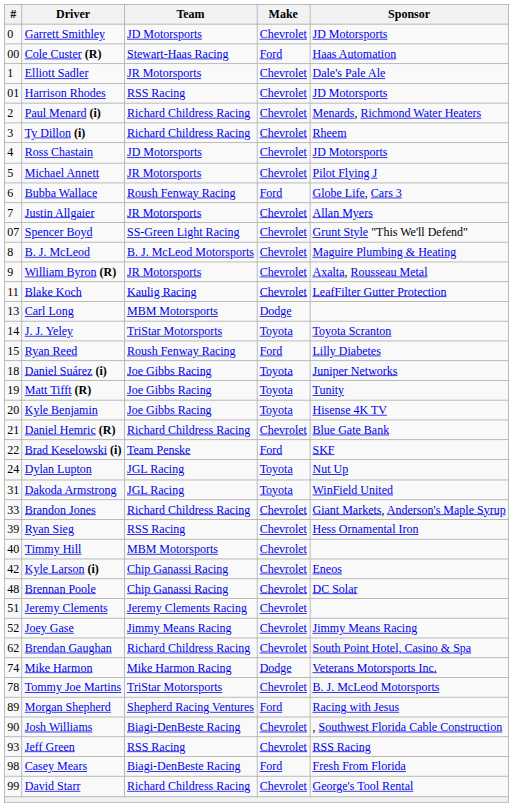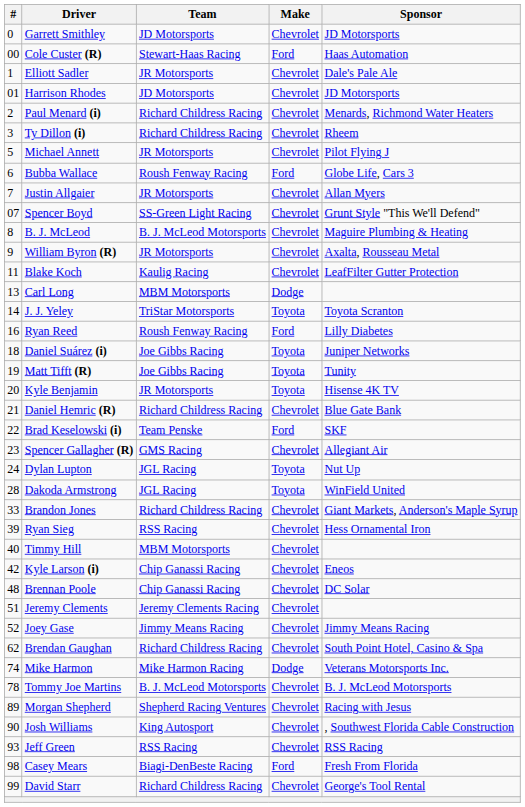(156, 93) RSS Racing -> (176, 93) JD Motorsports
- row: (59, 153)
(13, 351) 15 -> (13, 331) 16
(169, 410) Joe Gibbs Racing -> (176, 390) JR Motorsports
+ row: (79, 450)
(13, 489) 31 -> (13, 489) 28
(175, 687) TriStar Motorsports -> (202, 687) B. J. McLeod Motorsports
(271, 707) Ford -> (295, 707) Chevrolet
(184, 727) Biagi-DenBeste Racing -> (176, 727) King Autosport
